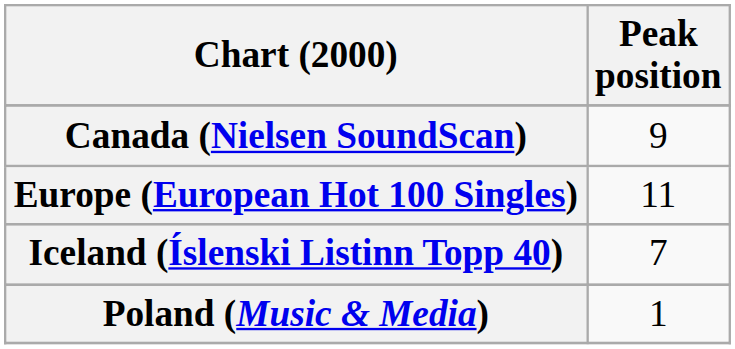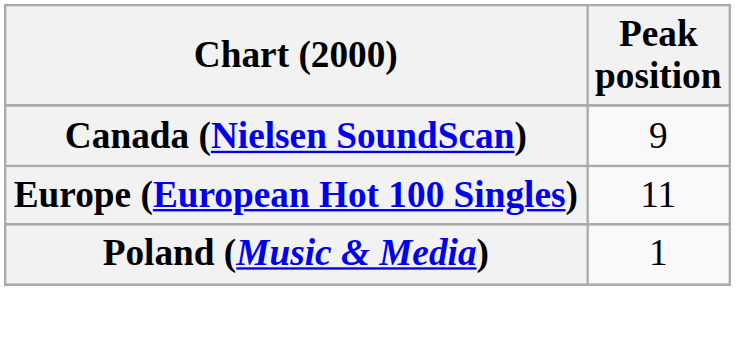- row: (296, 253)
